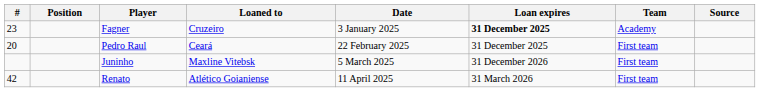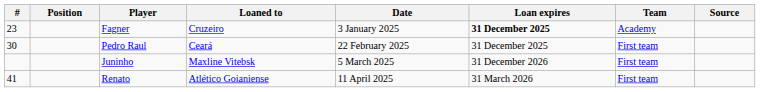(12, 46) 20 -> (12, 46) 30
(12, 79) 42 -> (12, 79) 41
